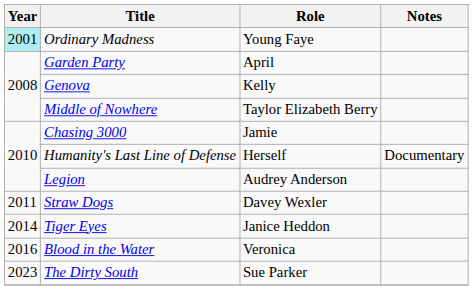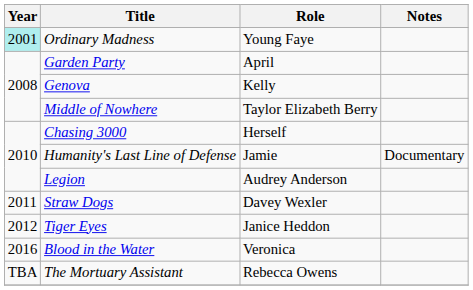(260, 132) Jamie -> (265, 132) Herself
(265, 156) Herself -> (260, 156) Jamie
(23, 226) 2014 -> (23, 226) 2012
- row: (91, 272)
+ row: (113, 272)
